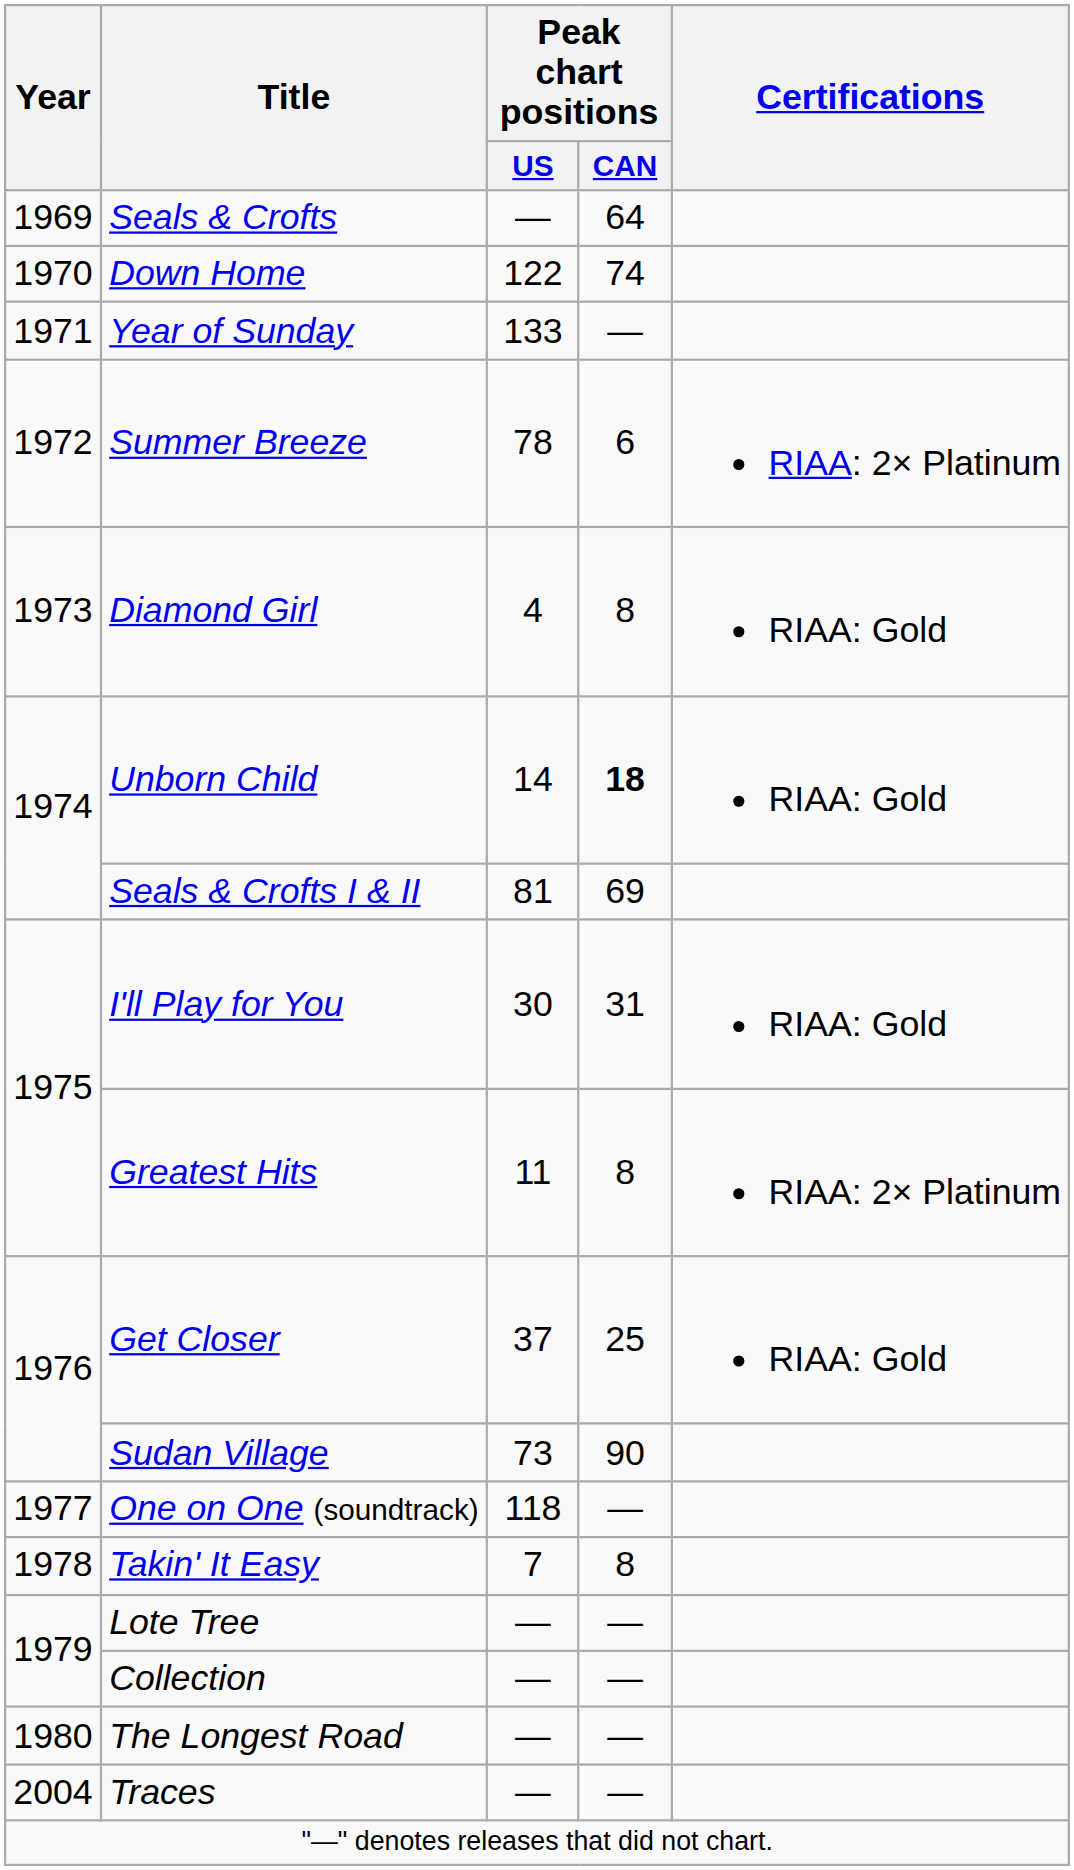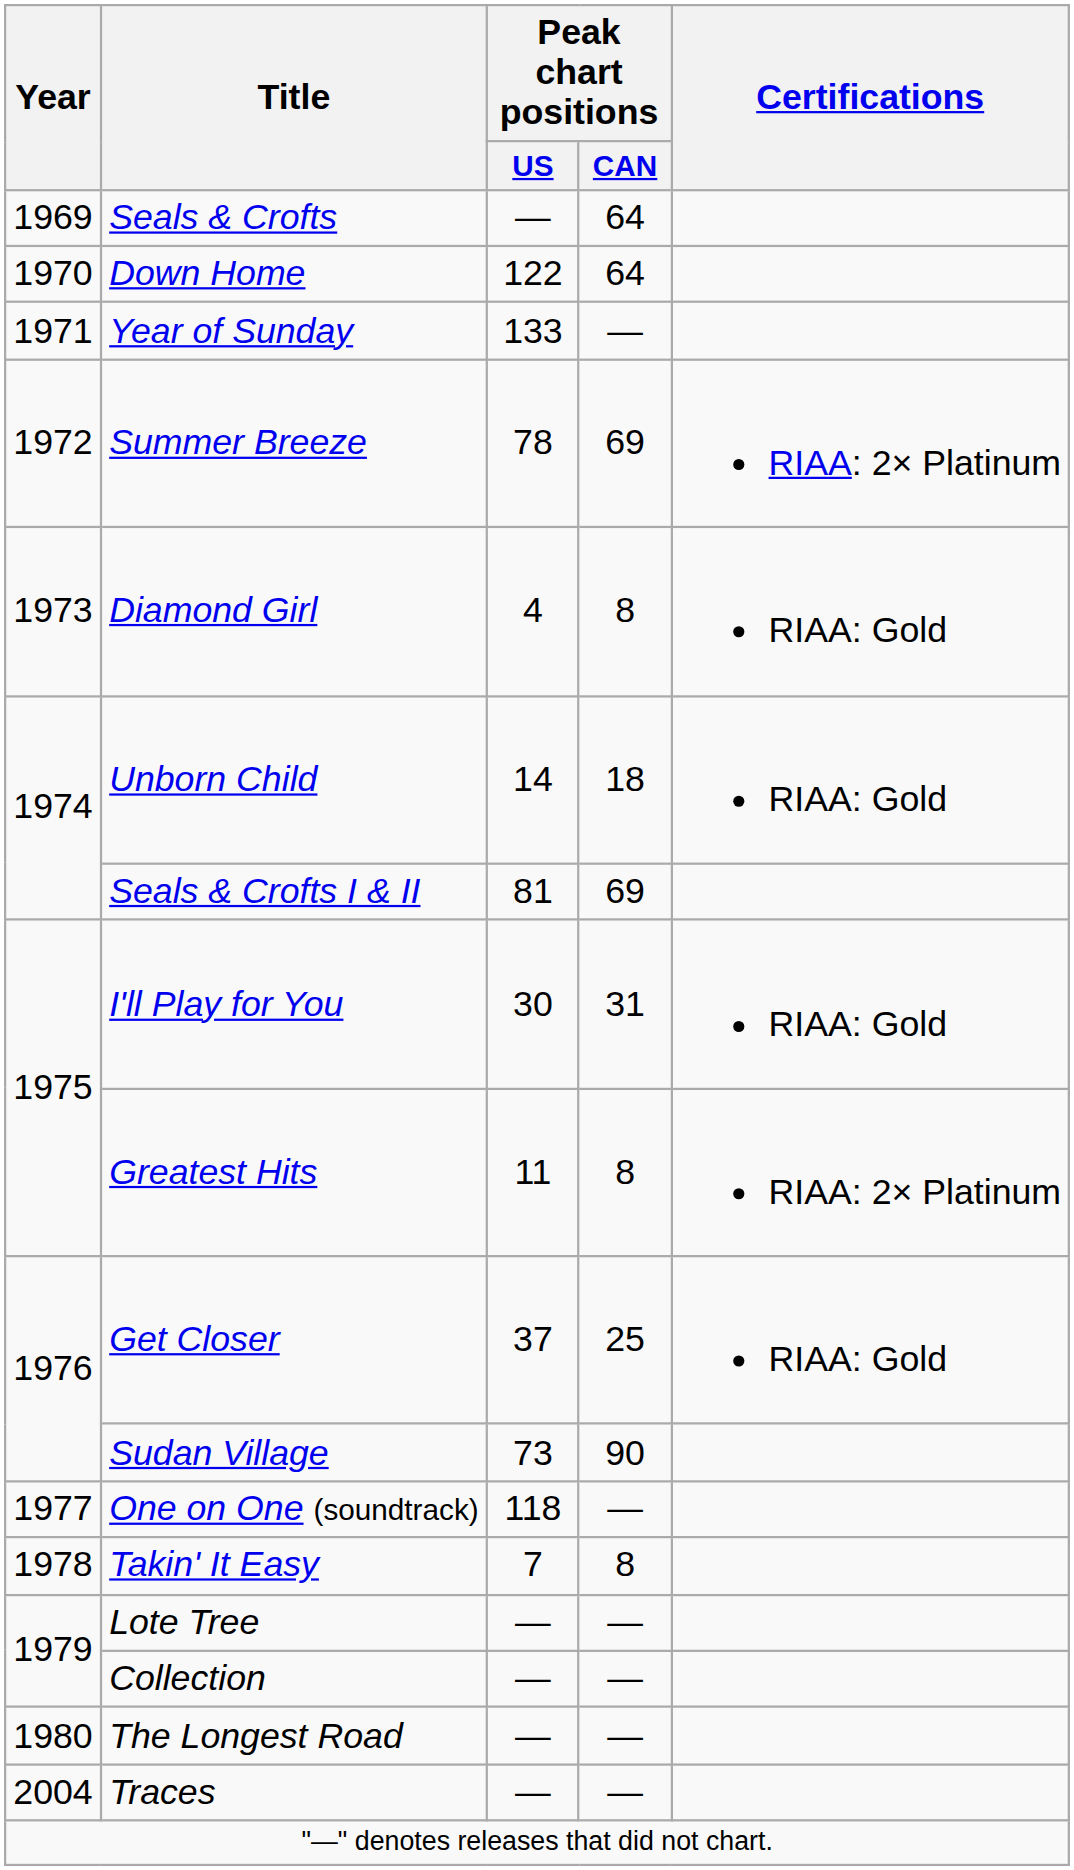(625, 273) 74 -> (625, 273) 64
(625, 442) 6 -> (625, 442) 69
(625, 778) bold -> (625, 778) normal
